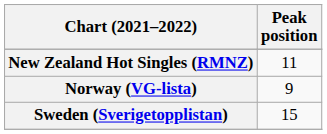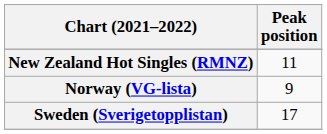(289, 115) 15 -> (289, 115) 17
